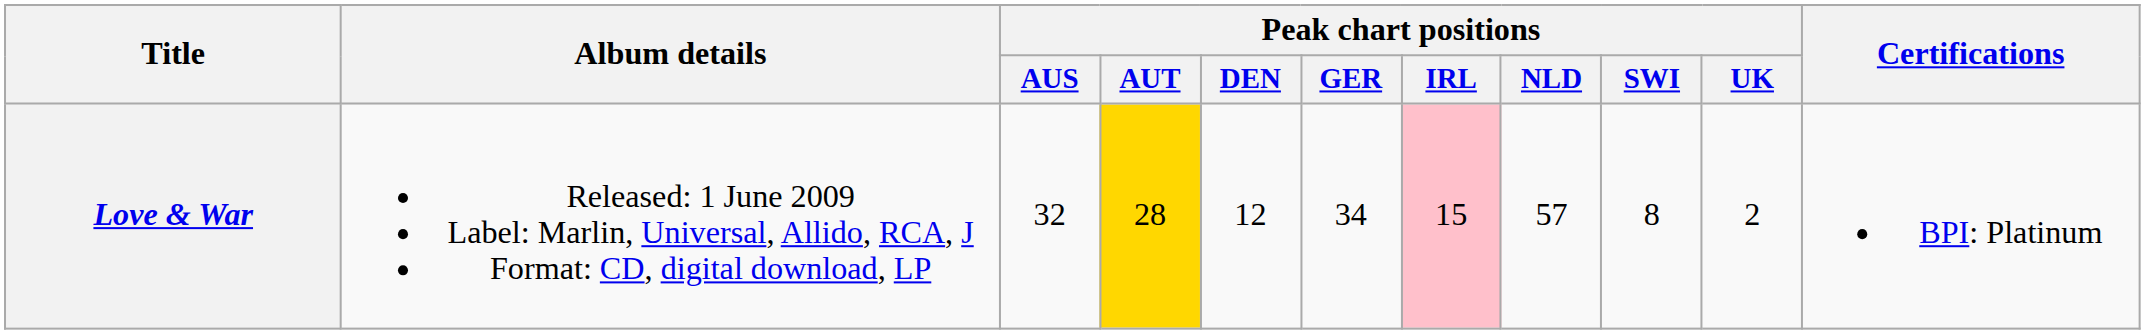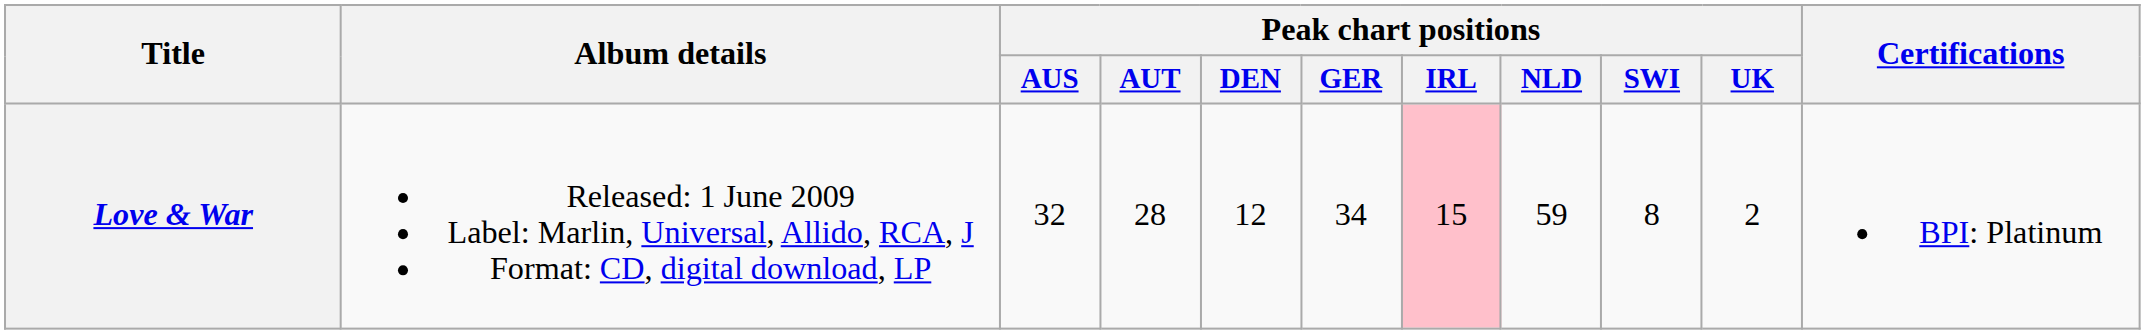(1150, 215) gold background -> (1150, 215) no background
(1552, 215) 57 -> (1552, 215) 59
